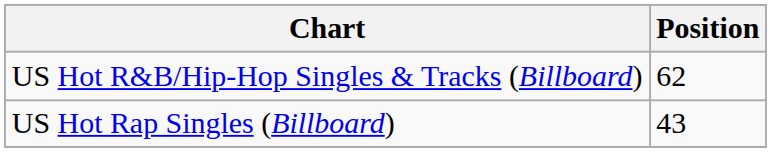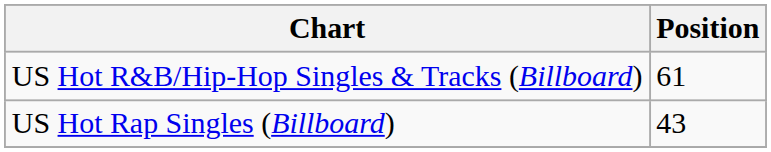(671, 75) 62 -> (671, 75) 61
